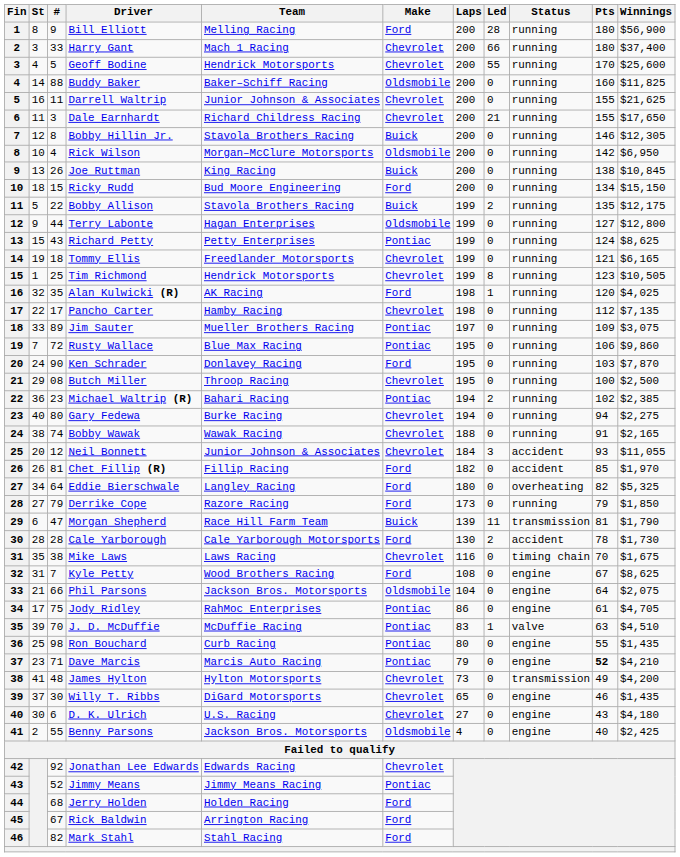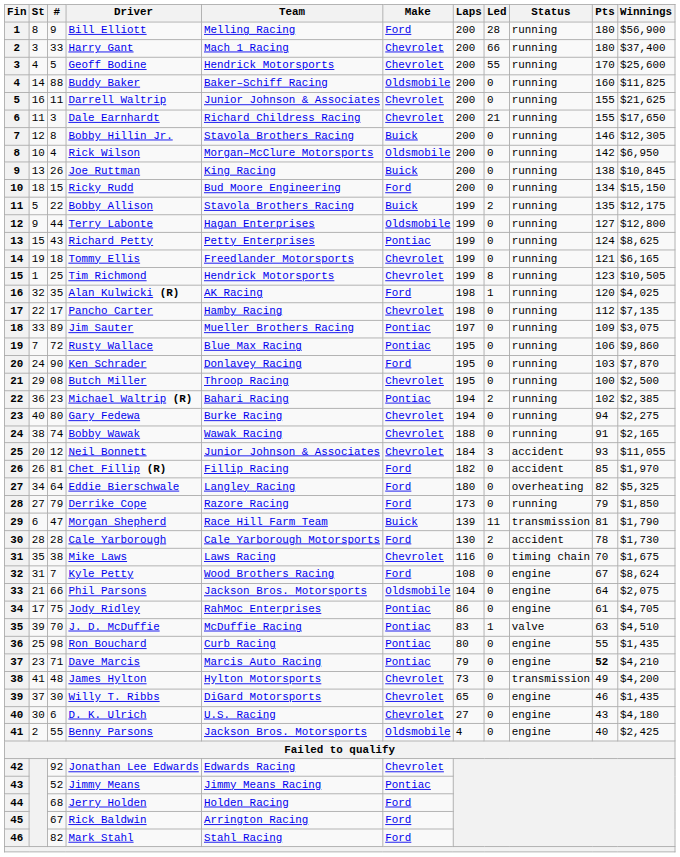(640, 575) $8,625 -> (640, 575) $8,624
